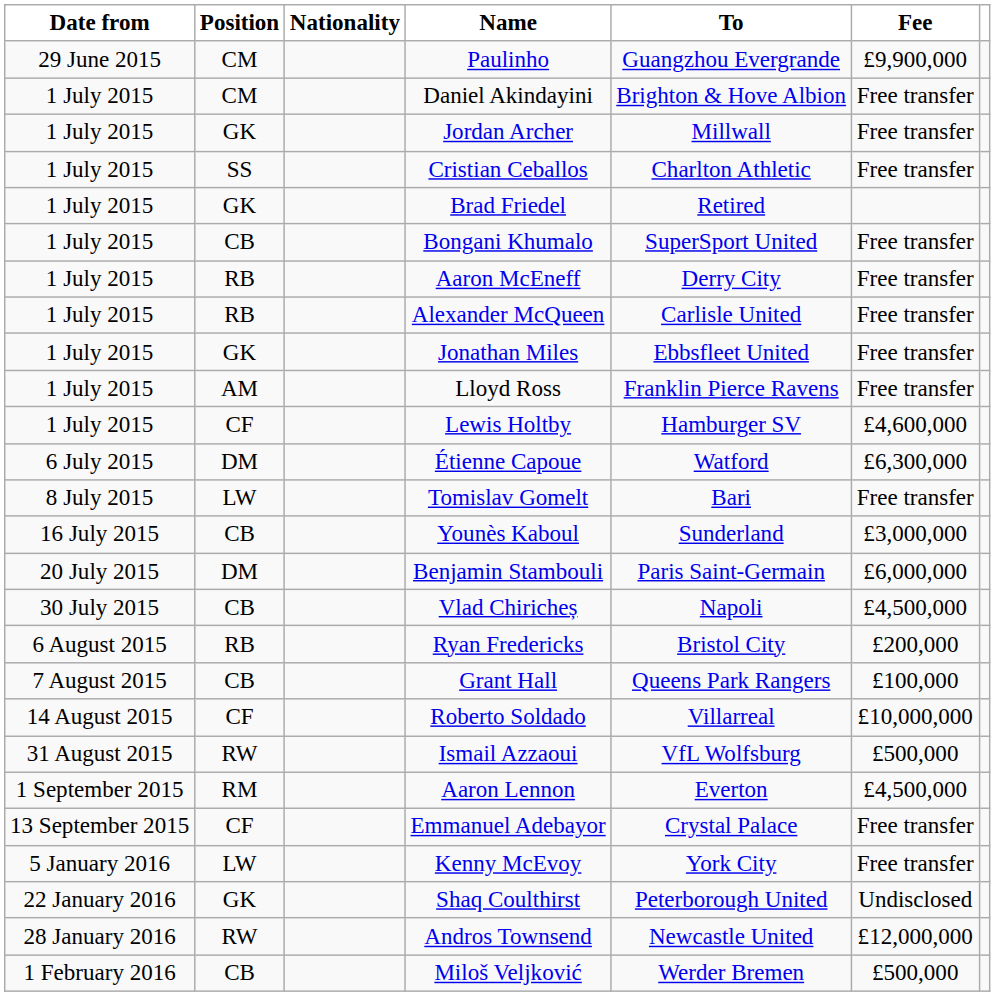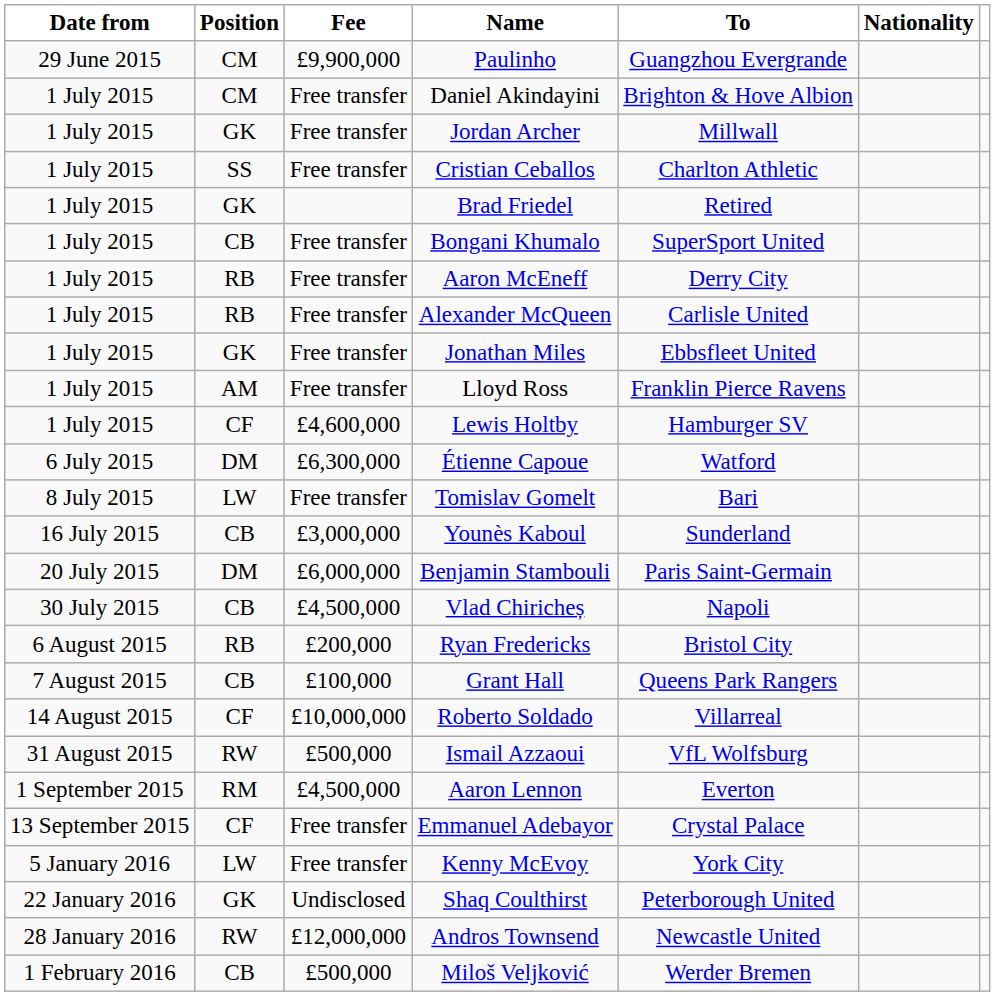columns swapped: (345, 22) <-> (915, 22)
